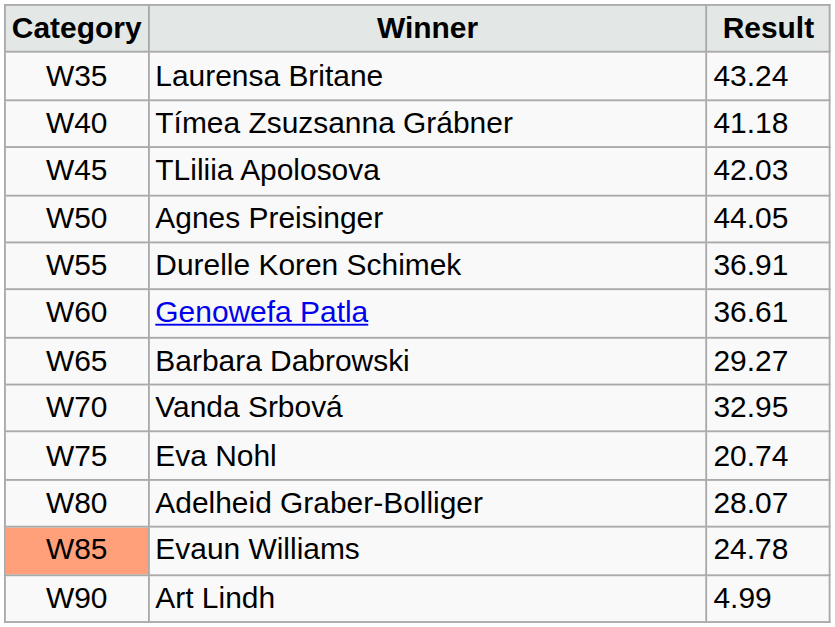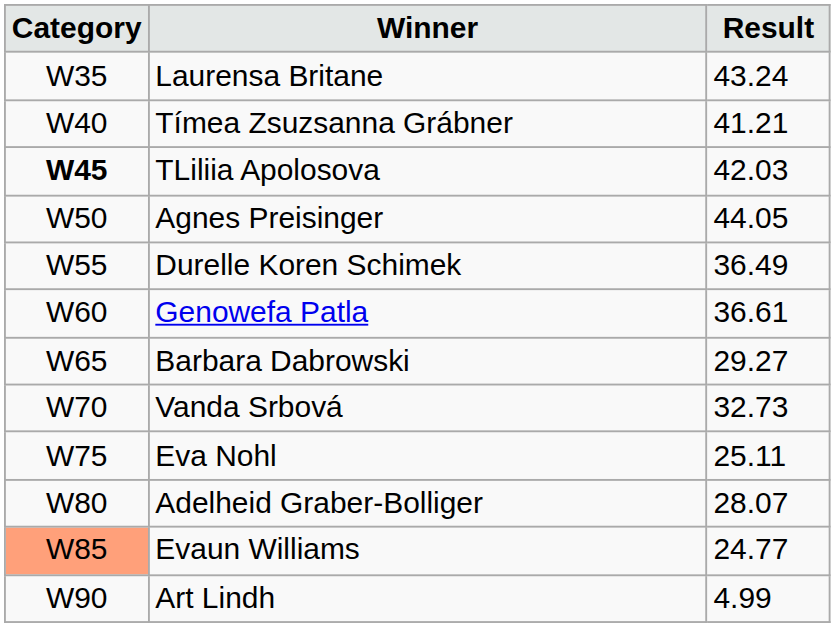(751, 123) 41.18 -> (751, 123) 41.21
(77, 170) normal -> (77, 170) bold
(751, 265) 36.91 -> (751, 265) 36.49
(751, 407) 32.95 -> (751, 407) 32.73
(751, 455) 20.74 -> (750, 455) 25.11
(751, 550) 24.78 -> (751, 550) 24.77
